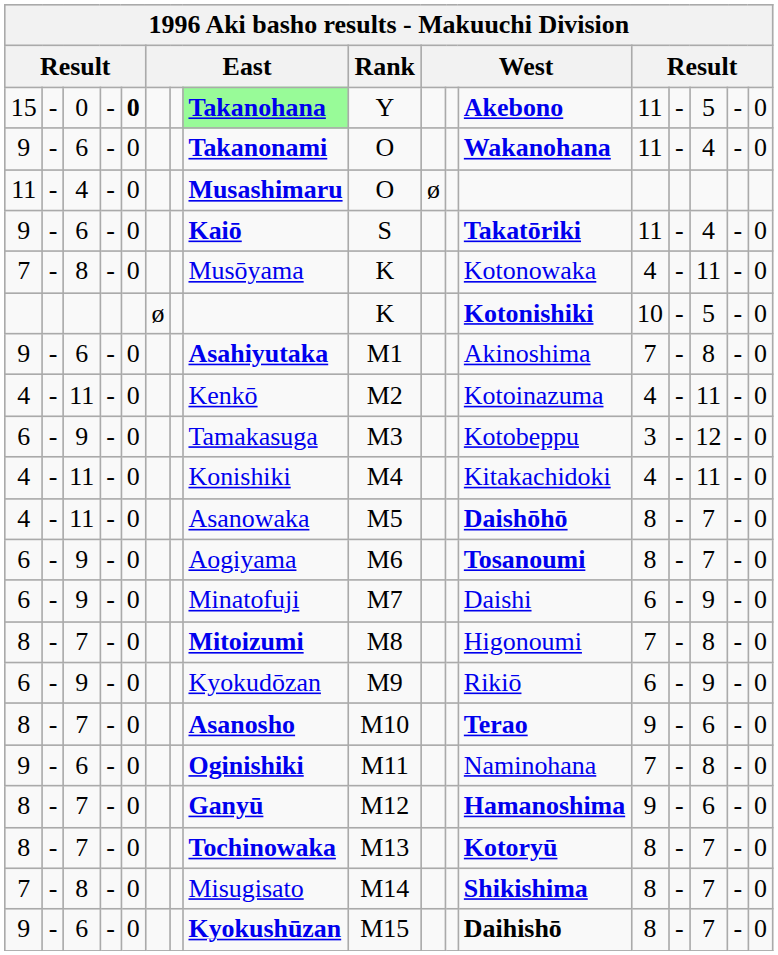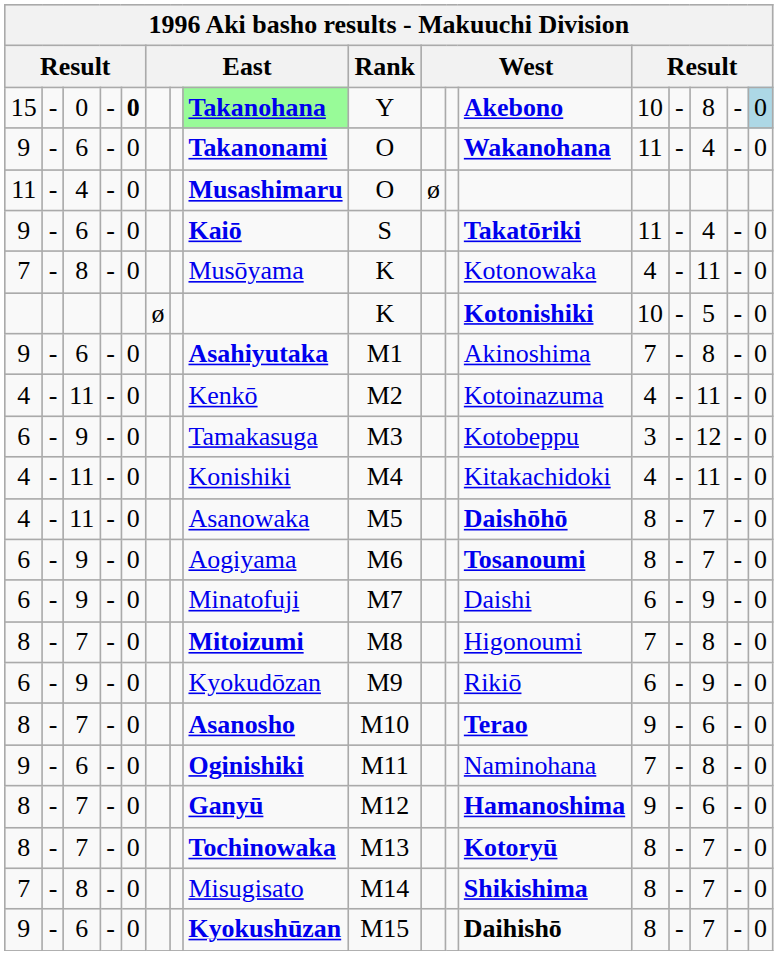(650, 107) 11 -> (650, 107) 10
(709, 107) 5 -> (709, 107) 8
(760, 107) no background -> (760, 107) lightblue background
